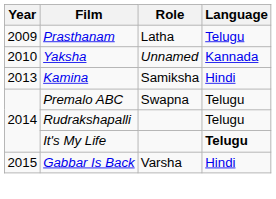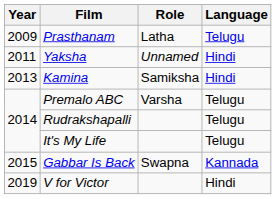(22, 57) 2010 -> (22, 57) 2011
(232, 57) Kannada -> (220, 57) Hindi
(165, 99) Swapna -> (161, 99) Varsha
(226, 141) bold -> (225, 141) normal
(161, 162) Varsha -> (165, 162) Swapna
(220, 162) Hindi -> (232, 162) Kannada
+ row: (76, 183)
